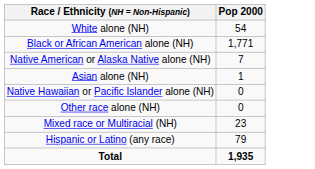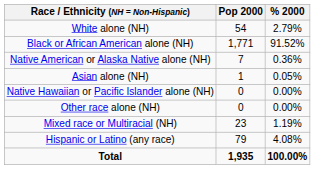+ column: (287, 12)
